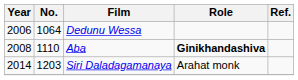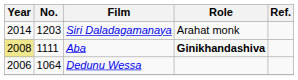rows swapped: (104, 30) <-> (119, 65)
(19, 48) no background -> (19, 48) khaki background
(48, 48) 1110 -> (48, 48) 1111
